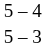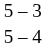rows swapped: (23, 10) <-> (23, 37)
